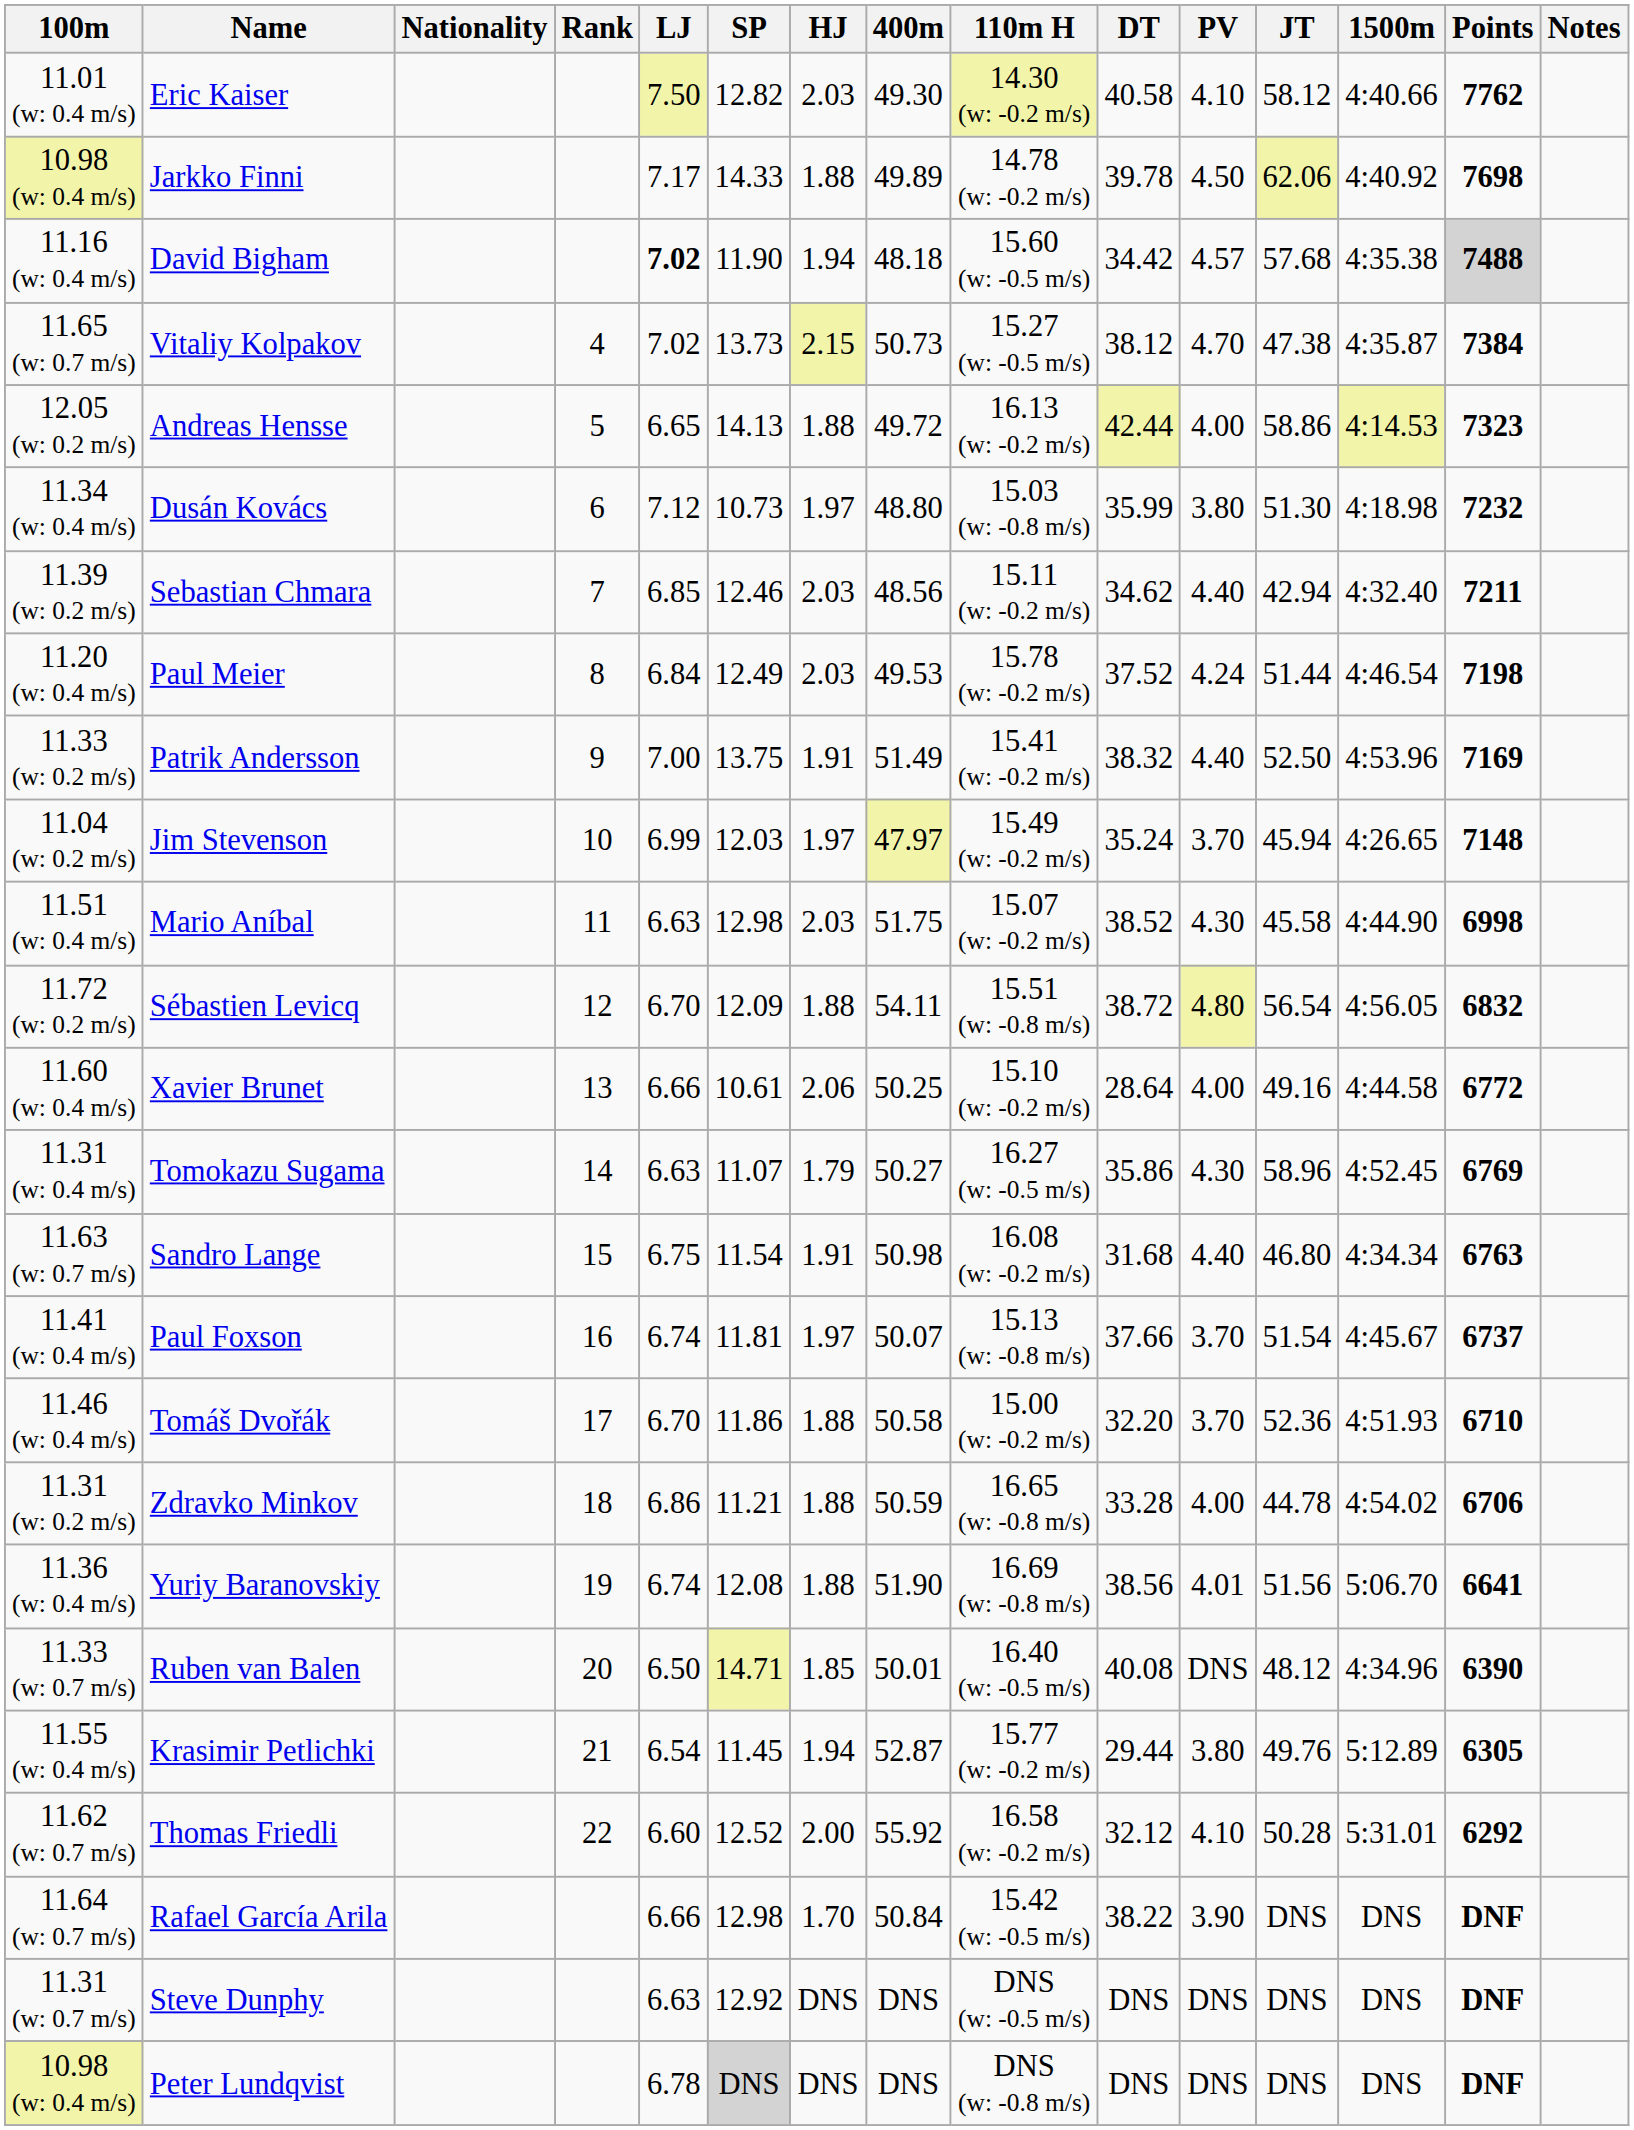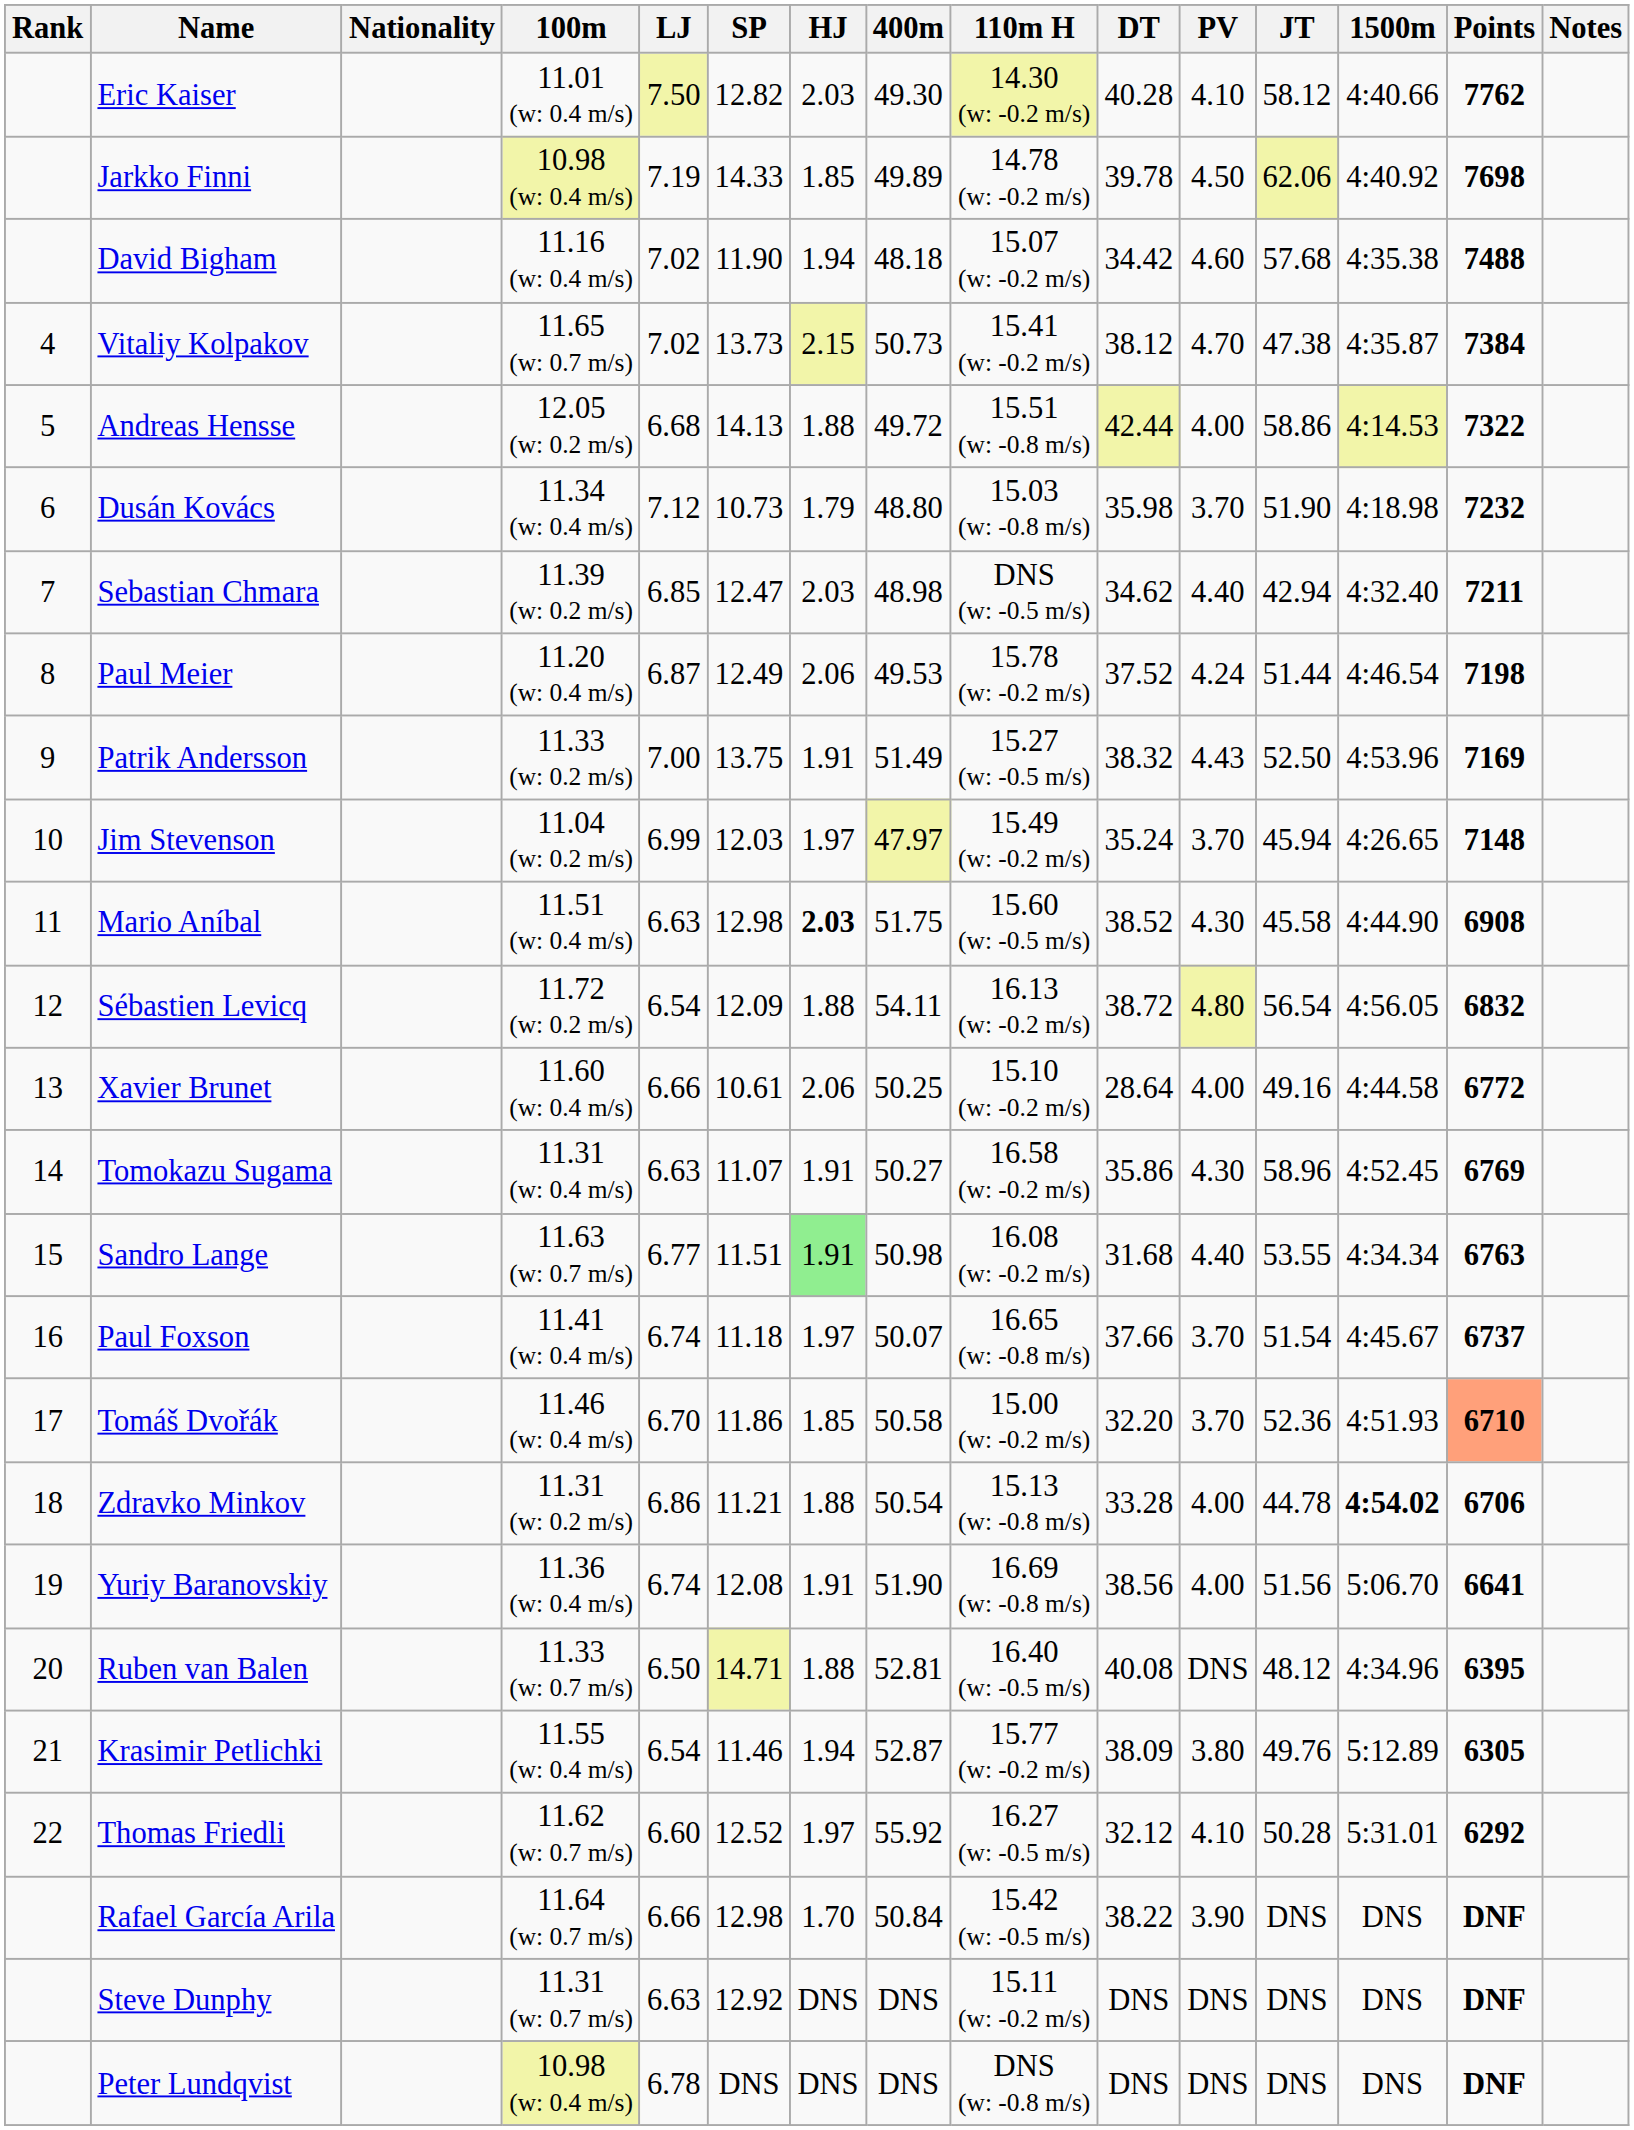columns swapped: (597, 28) <-> (74, 28)
(1139, 94) 40.58 -> (1139, 94) 40.28
(674, 177) 7.17 -> (674, 177) 7.19
(828, 177) 1.88 -> (828, 177) 1.85
(674, 260) bold -> (674, 260) normal
(1024, 260) 15.60 (w: -0.5 m/s) -> (1024, 260) 15.07 (w: -0.2 m/s)
(1218, 260) 4.57 -> (1218, 260) 4.60
(1493, 260) lightgrey background -> (1494, 260) no background
(1024, 342) 15.27 (w: -0.5 m/s) -> (1024, 342) 15.41 (w: -0.2 m/s)
(674, 425) 6.65 -> (674, 425) 6.68
(1024, 425) 16.13 (w: -0.2 m/s) -> (1024, 425) 15.51 (w: -0.8 m/s)
(1493, 425) 7323 -> (1494, 425) 7322
(828, 508) 1.97 -> (828, 508) 1.79
(1139, 508) 35.99 -> (1139, 508) 35.98
(1218, 508) 3.80 -> (1218, 508) 3.70
(1297, 508) 51.30 -> (1297, 508) 51.90
(749, 591) 12.46 -> (749, 591) 12.47
(908, 591) 48.56 -> (908, 591) 48.98
(1024, 591) 15.11 (w: -0.2 m/s) -> (1024, 591) DNS (w: -0.5 m/s)
(674, 674) 6.84 -> (674, 674) 6.87
(828, 674) 2.03 -> (828, 674) 2.06
(1024, 757) 15.41 (w: -0.2 m/s) -> (1024, 757) 15.27 (w: -0.5 m/s)
(1218, 757) 4.40 -> (1218, 757) 4.43
(828, 922) normal -> (828, 922) bold
(1024, 922) 15.07 (w: -0.2 m/s) -> (1024, 922) 15.60 (w: -0.5 m/s)
(1493, 922) 6998 -> (1494, 922) 6908
(674, 1005) 6.70 -> (674, 1005) 6.54
(1024, 1005) 15.51 (w: -0.8 m/s) -> (1024, 1005) 16.13 (w: -0.2 m/s)
(828, 1171) 1.79 -> (828, 1171) 1.91
(1024, 1171) 16.27 (w: -0.5 m/s) -> (1024, 1171) 16.58 (w: -0.2 m/s)
(674, 1254) 6.75 -> (674, 1254) 6.77
(749, 1254) 11.54 -> (749, 1254) 11.51
(828, 1254) no background -> (828, 1254) lightgreen background
(1297, 1254) 46.80 -> (1297, 1254) 53.55
(749, 1337) 11.81 -> (749, 1337) 11.18
(1024, 1337) 15.13 (w: -0.8 m/s) -> (1024, 1337) 16.65 (w: -0.8 m/s)
(828, 1419) 1.88 -> (828, 1419) 1.85
(1493, 1419) no background -> (1494, 1419) lightsalmon background
(908, 1502) 50.59 -> (908, 1502) 50.54
(1024, 1502) 16.65 (w: -0.8 m/s) -> (1024, 1502) 15.13 (w: -0.8 m/s)
(1392, 1502) normal -> (1392, 1502) bold
(828, 1585) 1.88 -> (828, 1585) 1.91
(1218, 1585) 4.01 -> (1218, 1585) 4.00
(828, 1668) 1.85 -> (828, 1668) 1.88
(908, 1668) 50.01 -> (908, 1668) 52.81
(1493, 1668) 6390 -> (1494, 1668) 6395
(749, 1751) 11.45 -> (749, 1751) 11.46
(1139, 1751) 29.44 -> (1139, 1751) 38.09
(828, 1834) 2.00 -> (828, 1834) 1.97
(1024, 1834) 16.58 (w: -0.2 m/s) -> (1024, 1834) 16.27 (w: -0.5 m/s)
(1024, 1999) DNS (w: -0.5 m/s) -> (1024, 1999) 15.11 (w: -0.2 m/s)
(749, 2082) lightgrey background -> (749, 2082) no background
